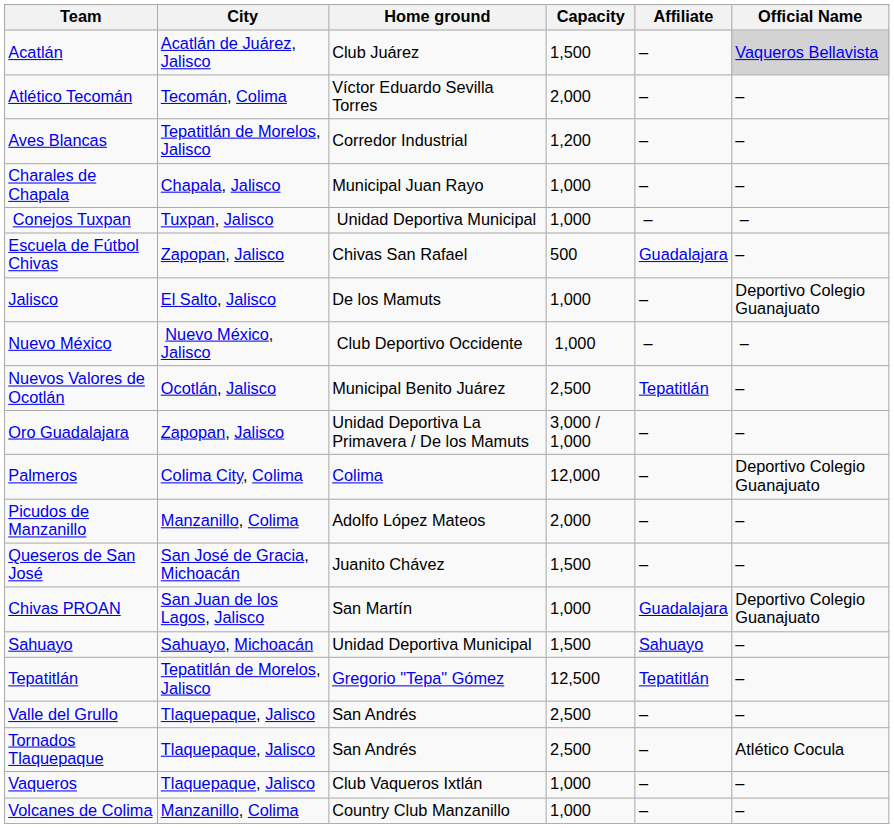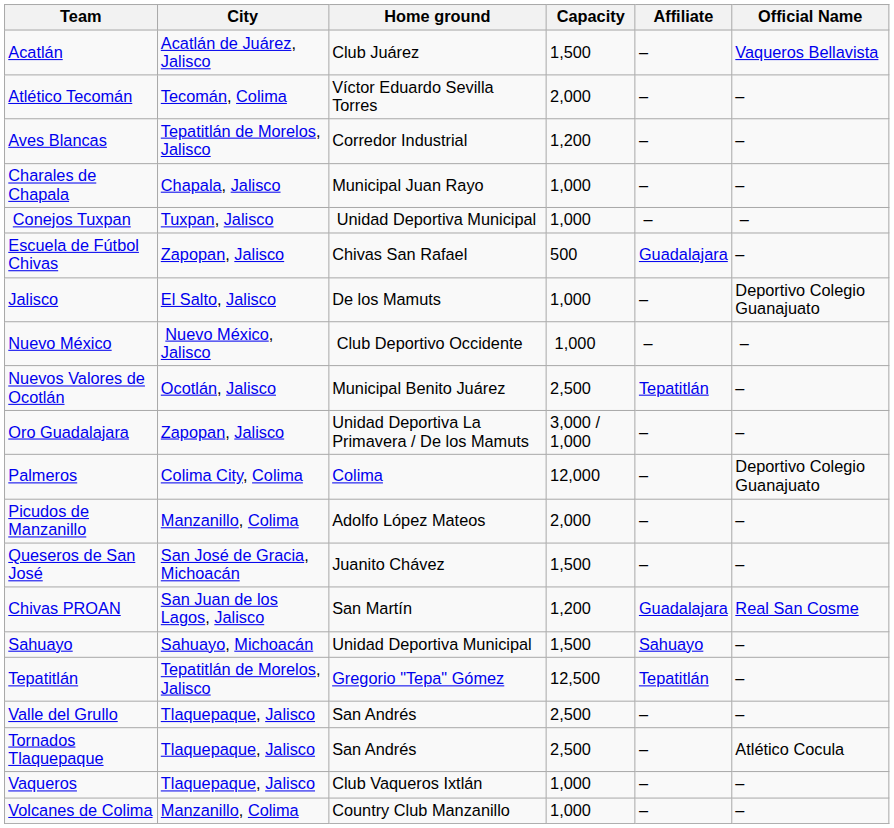(807, 52) lightgrey background -> (807, 52) no background
(571, 609) 1,000 -> (571, 609) 1,200
(800, 609) Deportivo Colegio Guanajuato -> (797, 609) Real San Cosme
